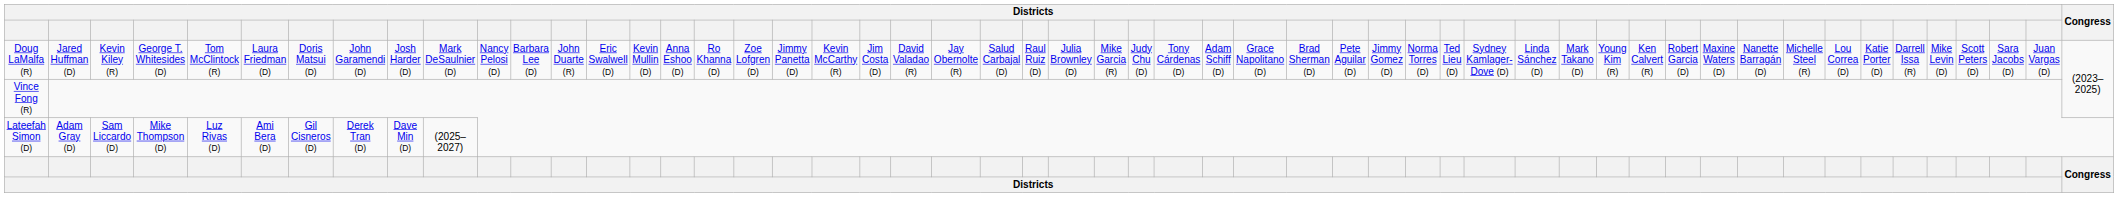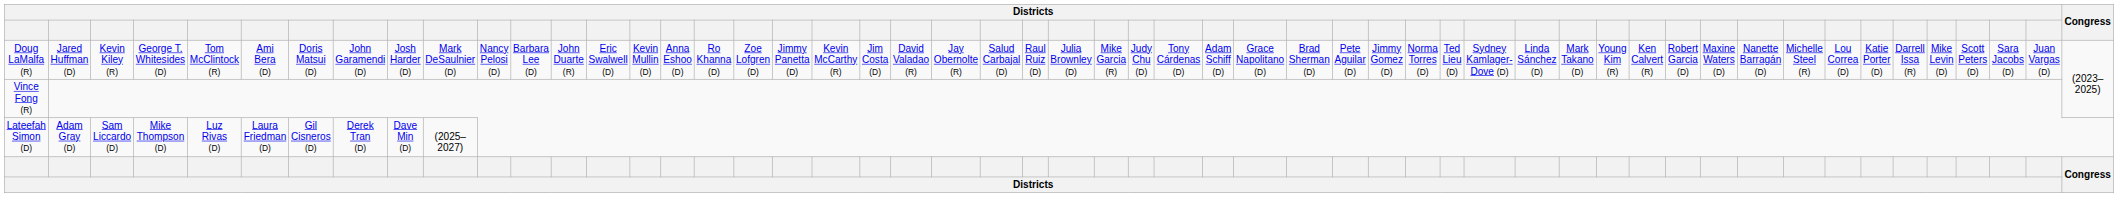(265, 59) Laura Friedman (D) -> (265, 59) Ami Bera (D)
(265, 137) Ami Bera (D) -> (265, 137) Laura Friedman (D)
